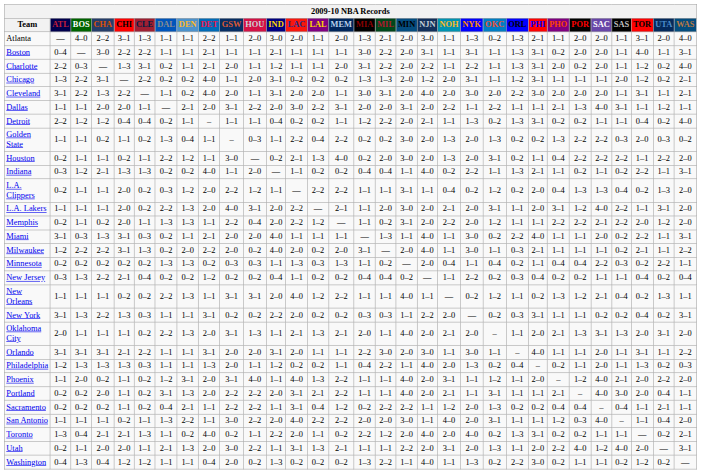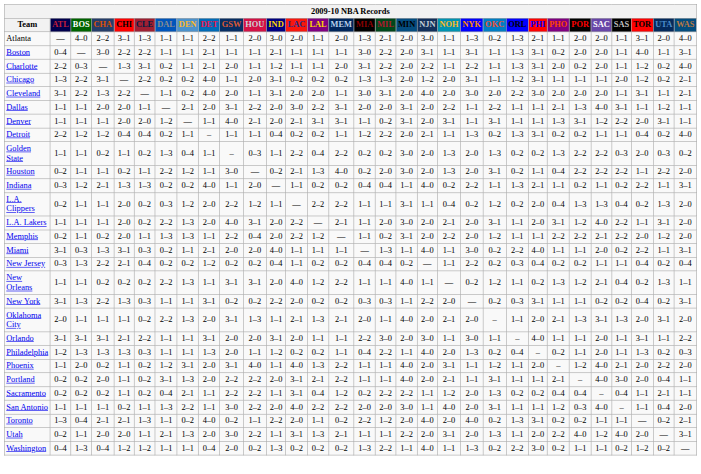+ row: (19, 120)
- row: (25, 250)
- row: (24, 263)
(103, 296) 1–1 -> (103, 282) 0–2
